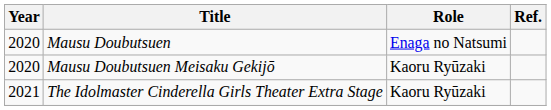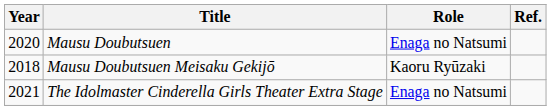(24, 67) 2020 -> (24, 67) 2018
(438, 92) Kaoru Ryūzaki -> (448, 92) Enaga no Natsumi
